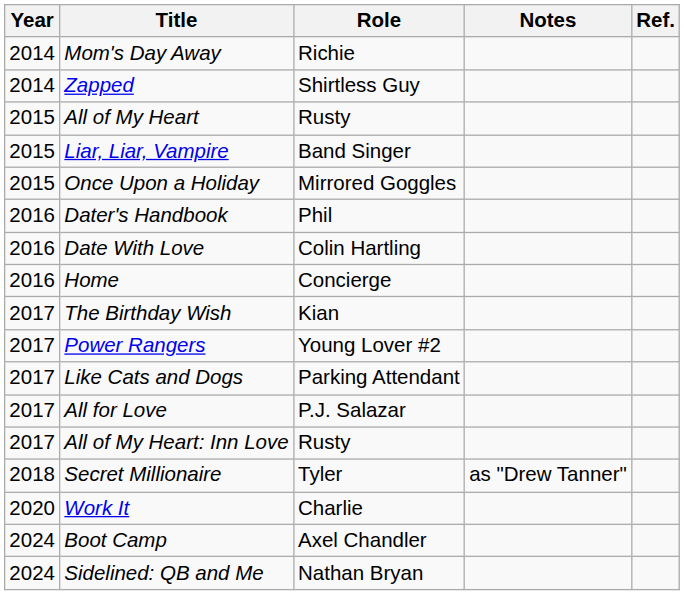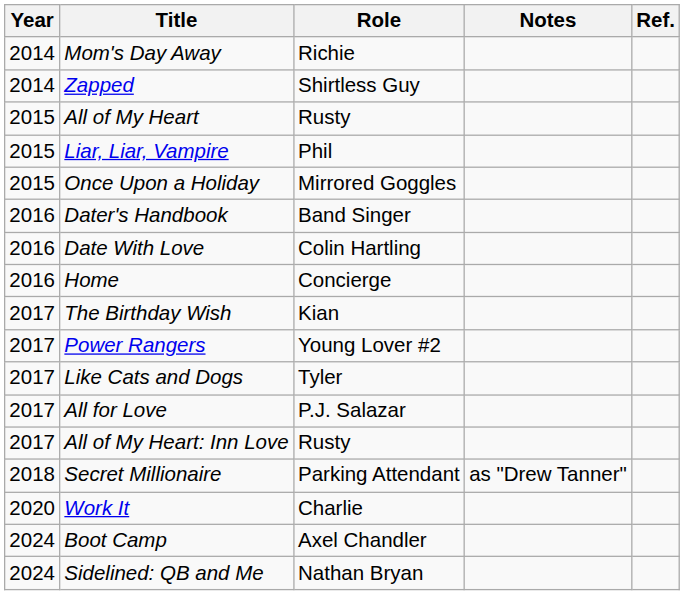(354, 150) Band Singer -> (315, 150) Phil
(315, 215) Phil -> (354, 215) Band Singer
(379, 378) Parking Attendant -> (320, 378) Tyler
(320, 475) Tyler -> (379, 475) Parking Attendant
